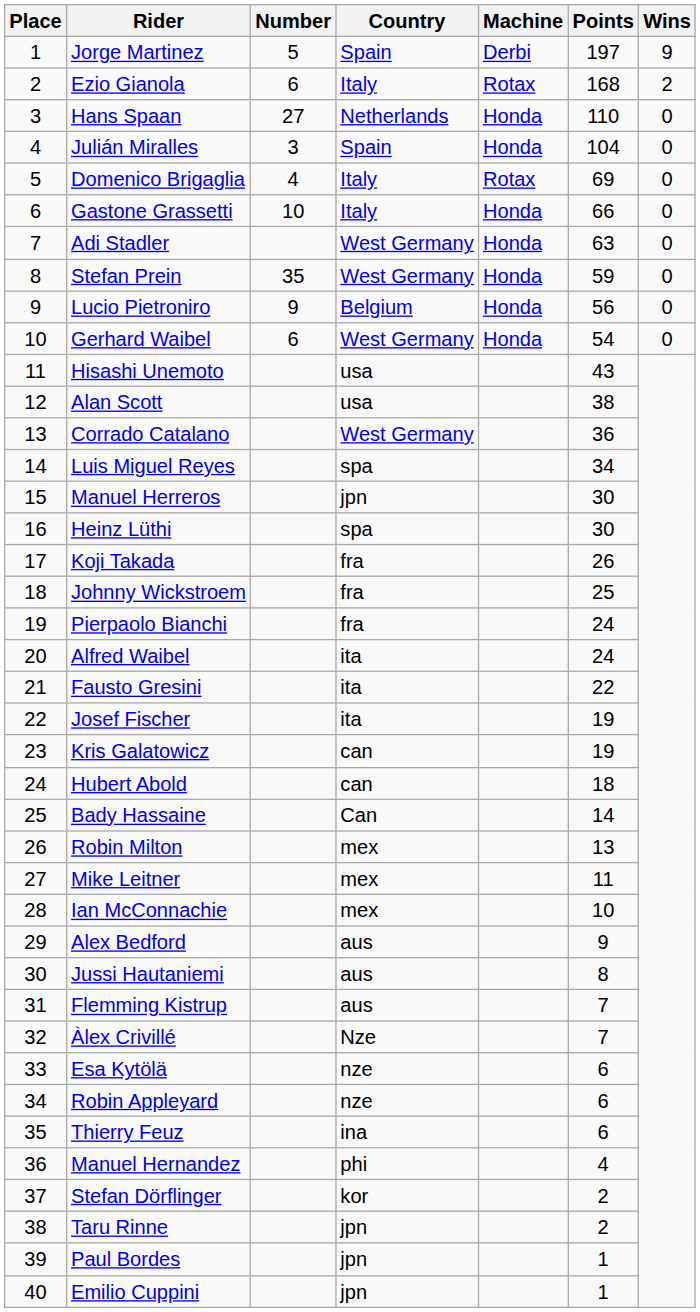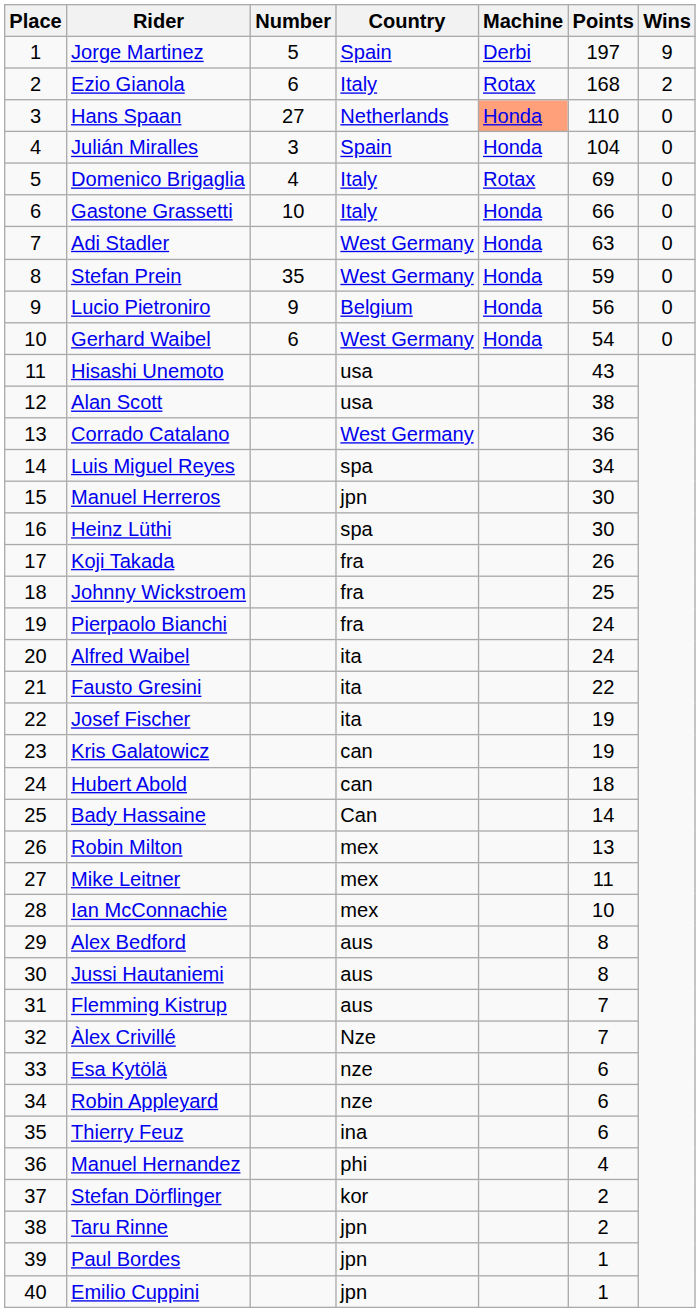(513, 116) no background -> (513, 116) lightsalmon background
(603, 942) 9 -> (603, 942) 8
